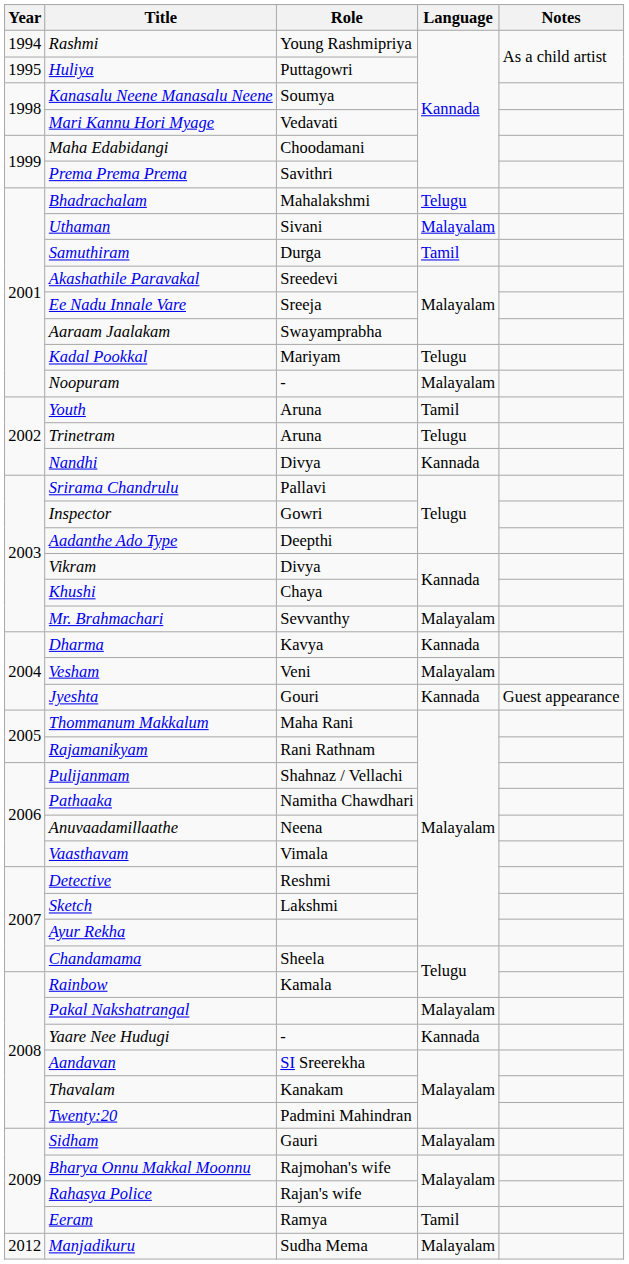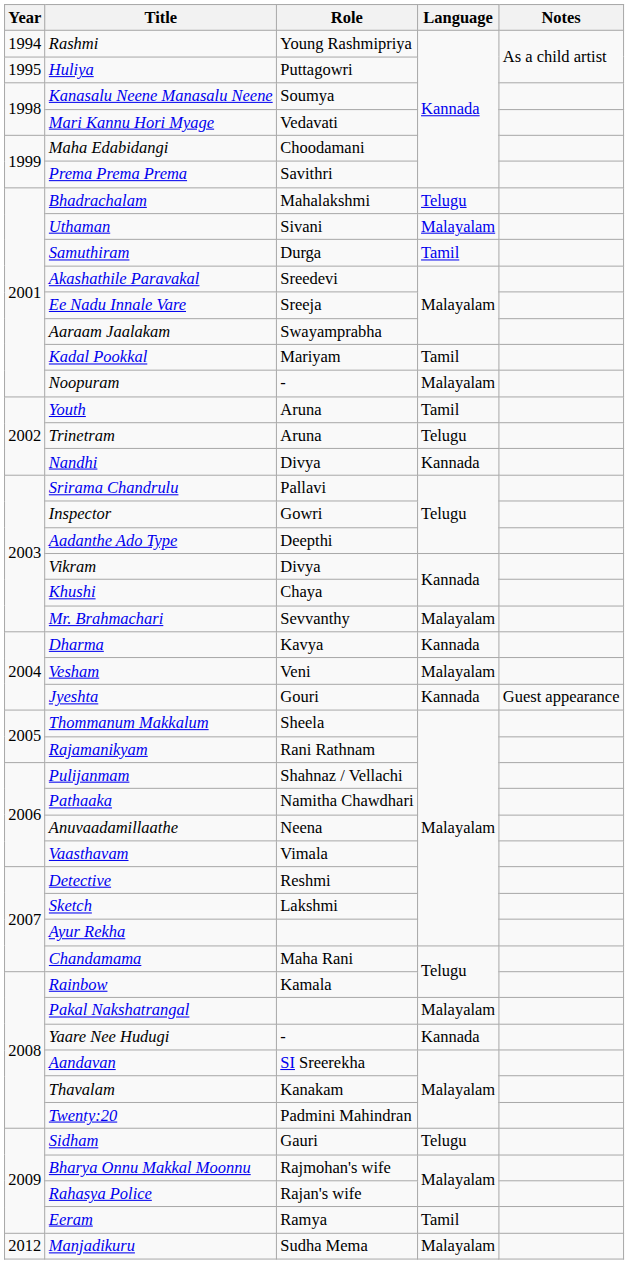(444, 357) Telugu -> (440, 357) Tamil
(317, 723) Maha Rani -> (302, 723) Sheela
(302, 958) Sheela -> (317, 958) Maha Rani
(458, 1141) Malayalam -> (444, 1141) Telugu
